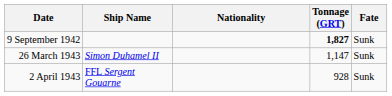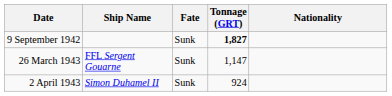columns swapped: (241, 18) <-> (369, 18)
(122, 55) Simon Duhamel II -> (110, 61) FFL Sergent Gouarne
(110, 77) FFL Sergent Gouarne -> (122, 83) Simon Duhamel II
(341, 77) 928 -> (239, 83) 924
